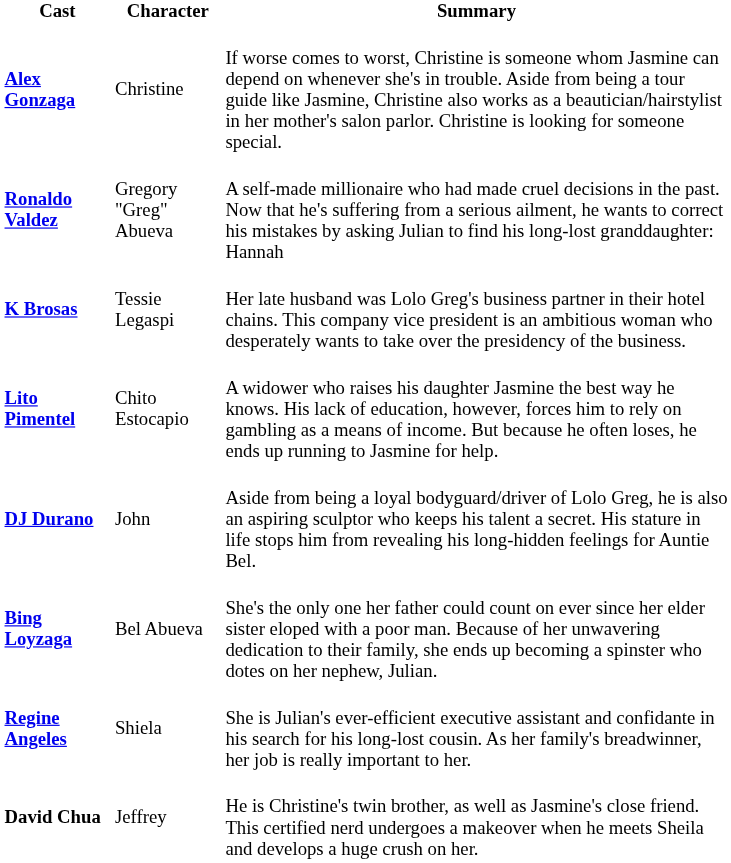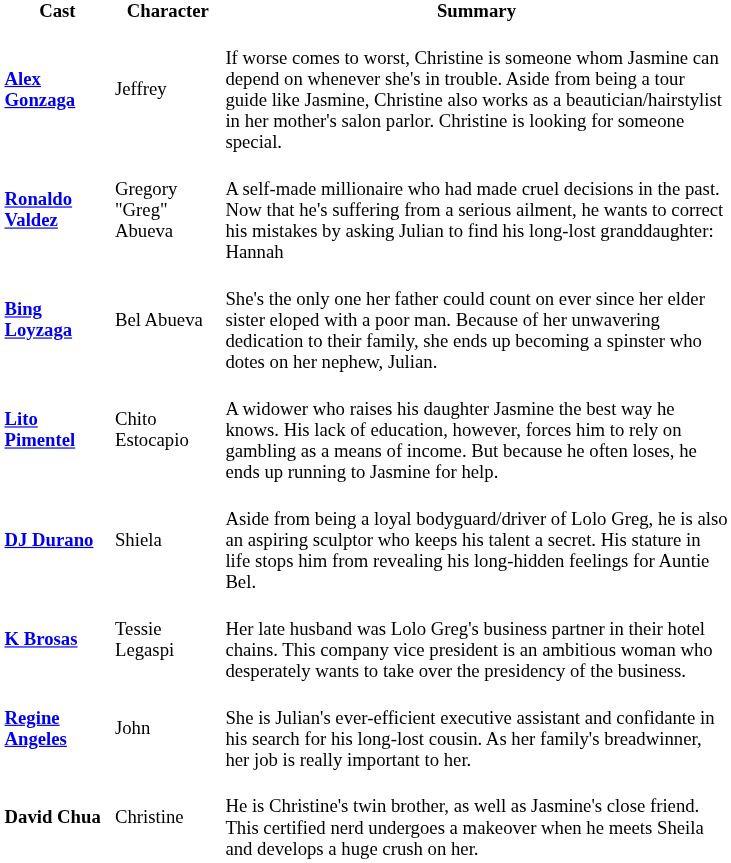(149, 89) Christine -> (141, 89) Jeffrey
rows swapped: (38, 628) <-> (41, 309)
(133, 518) John -> (138, 539) Shiela
(138, 728) Shiela -> (133, 728) John
(141, 817) Jeffrey -> (149, 817) Christine
